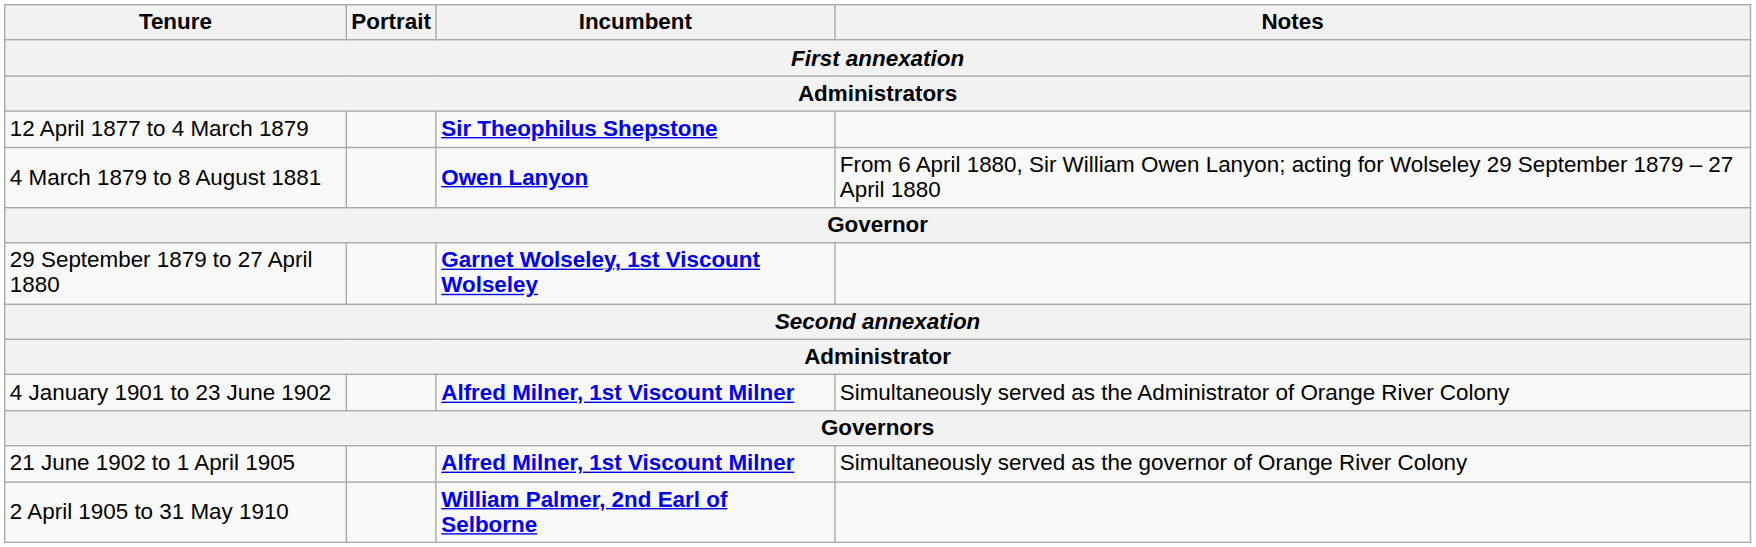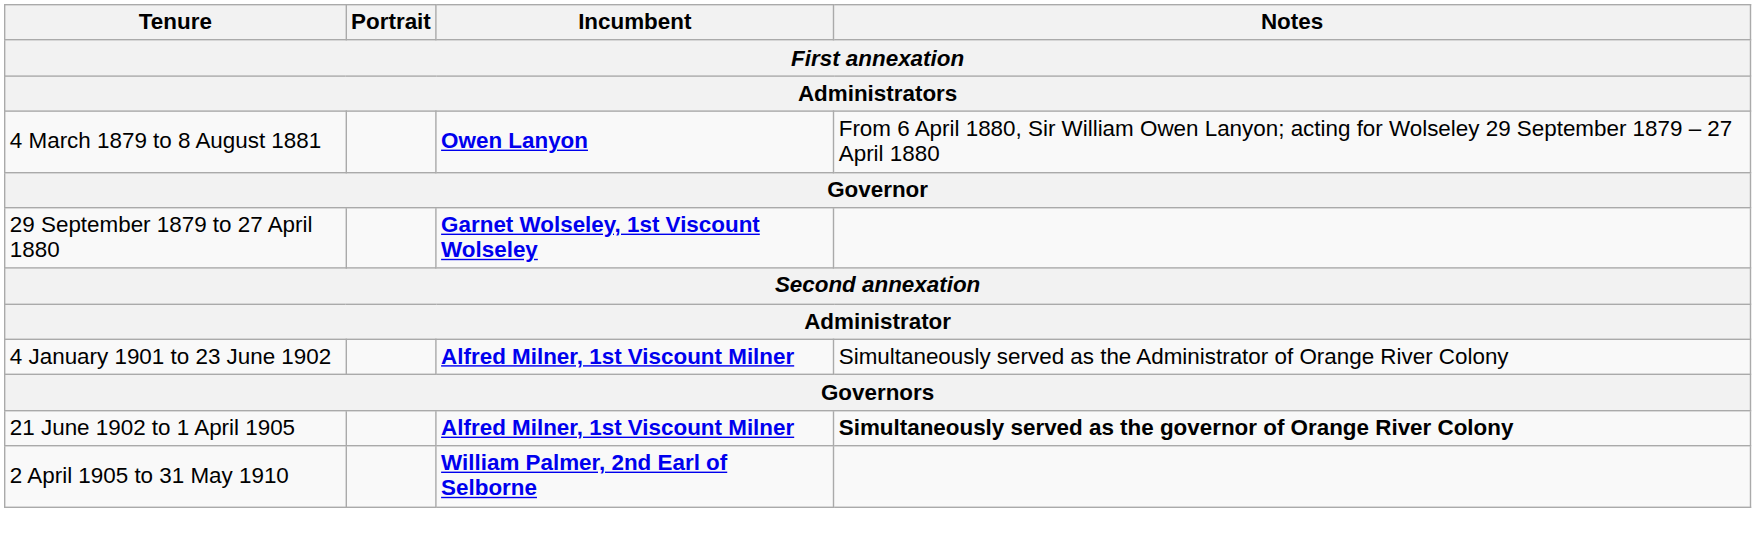- row: (159, 128)
(1153, 463) normal -> (1176, 427) bold
